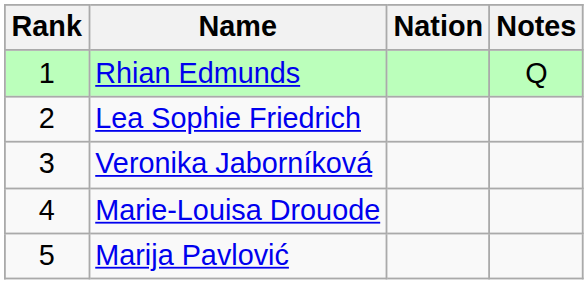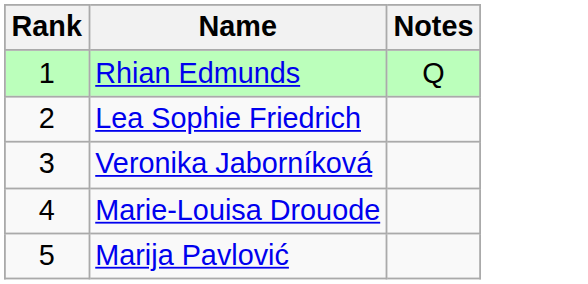- column: (438, 27)
